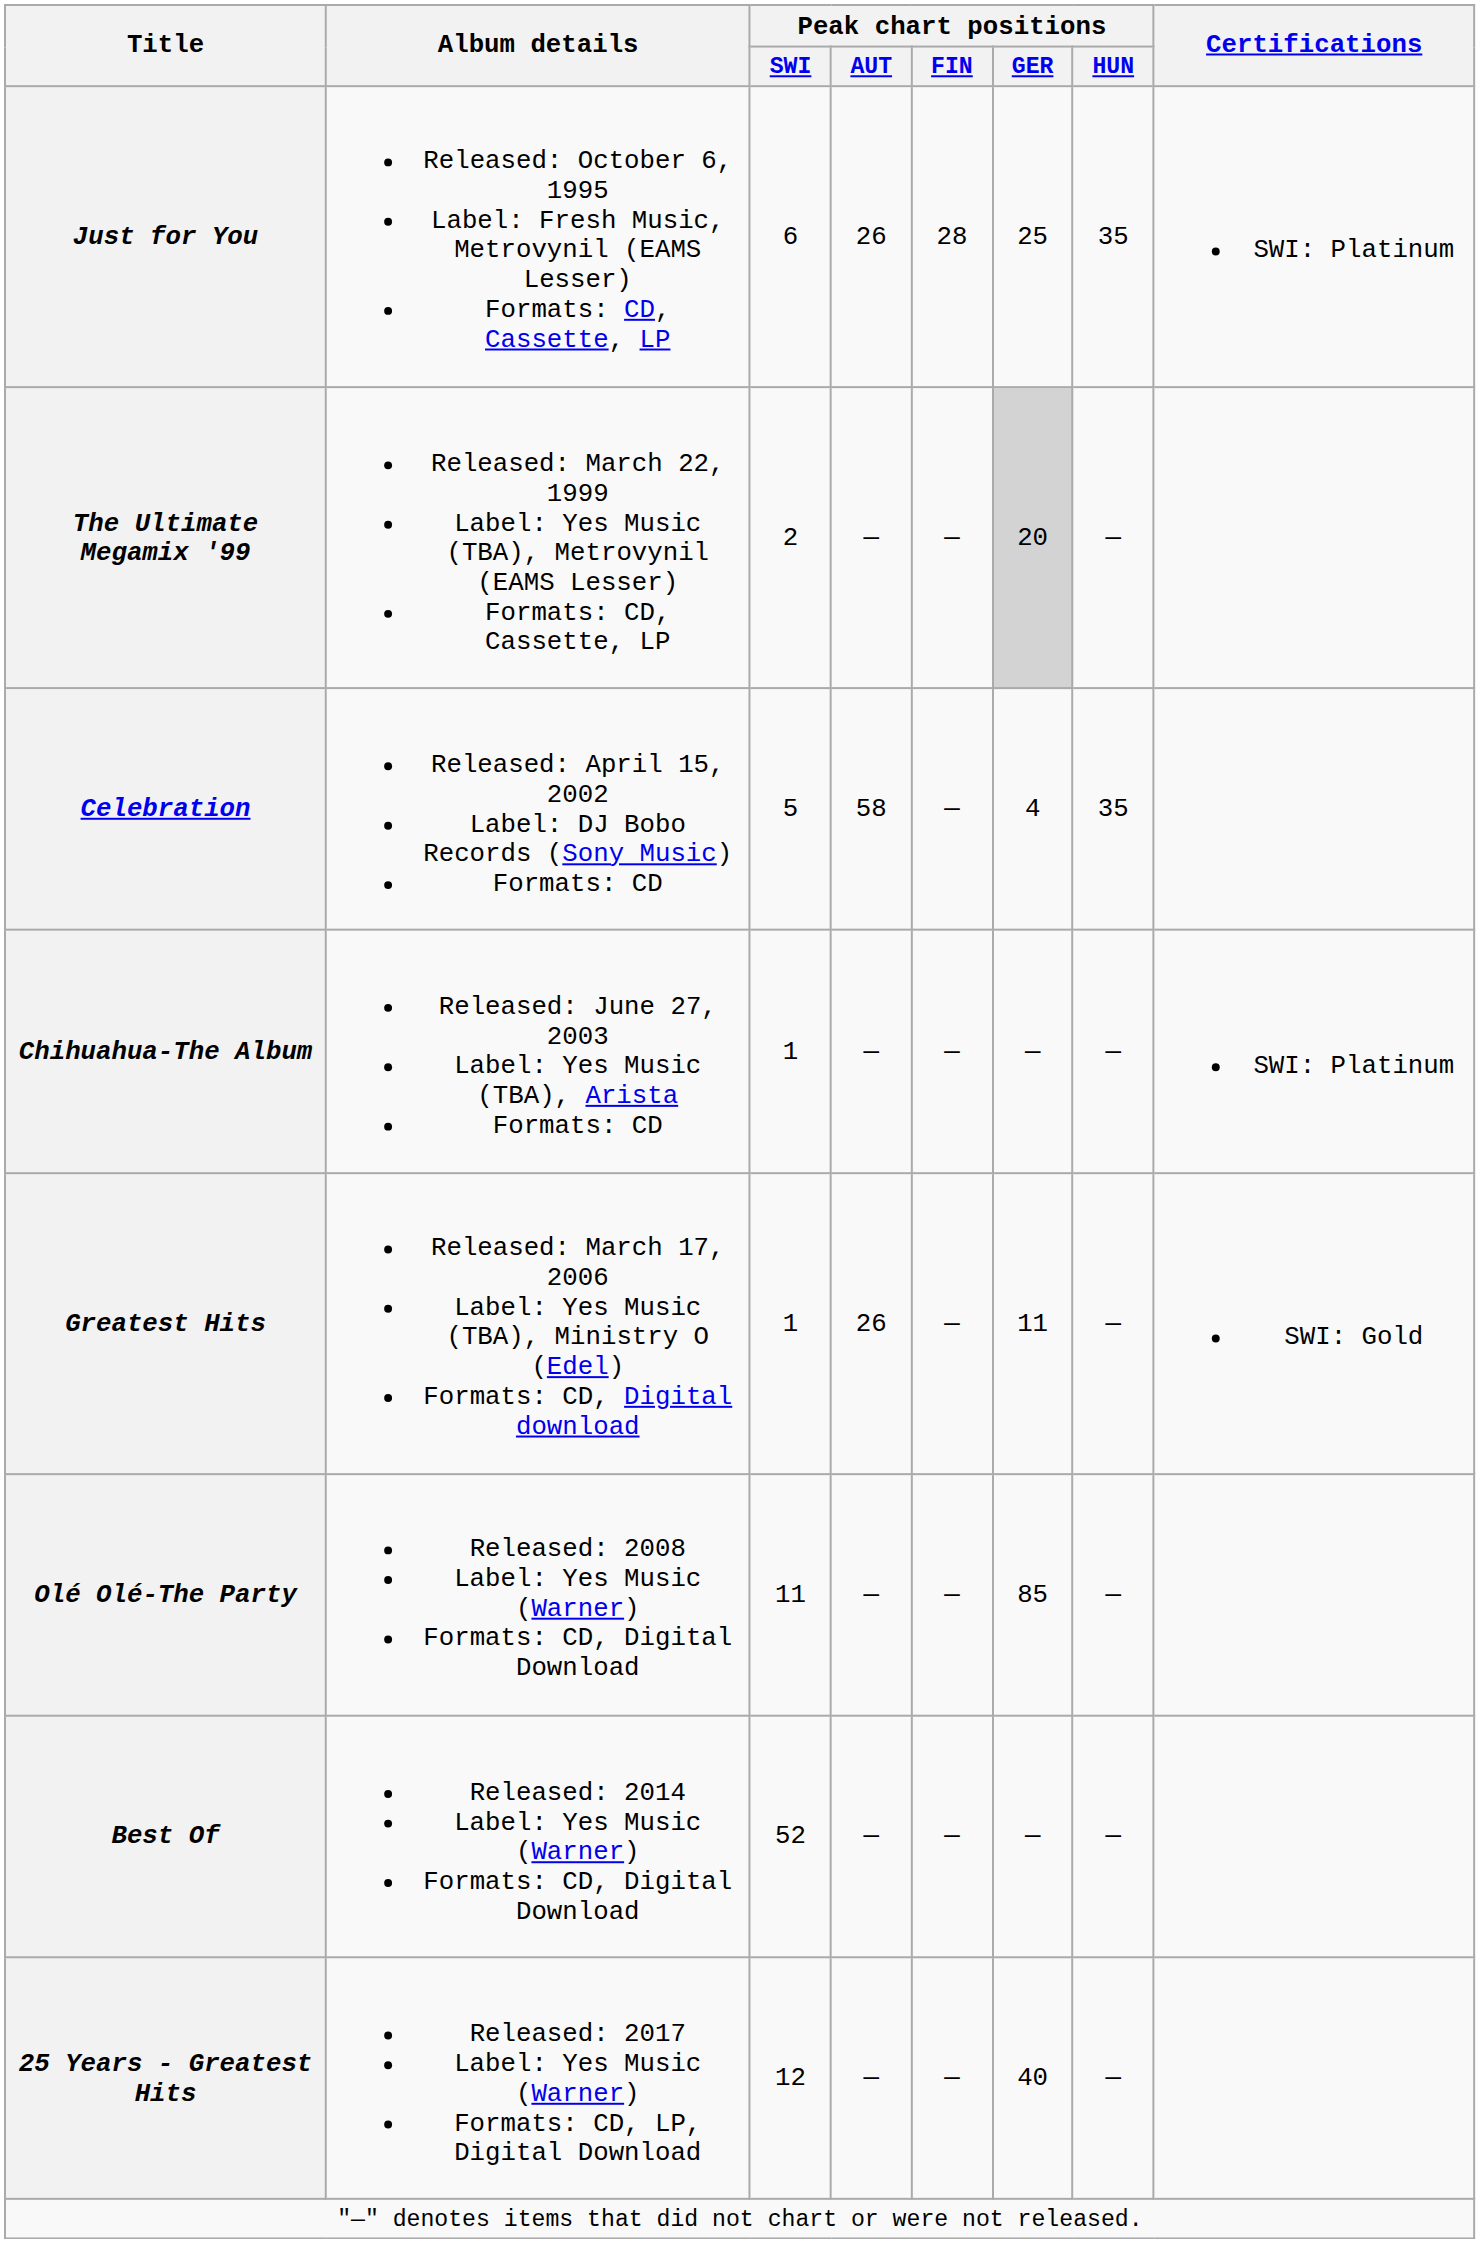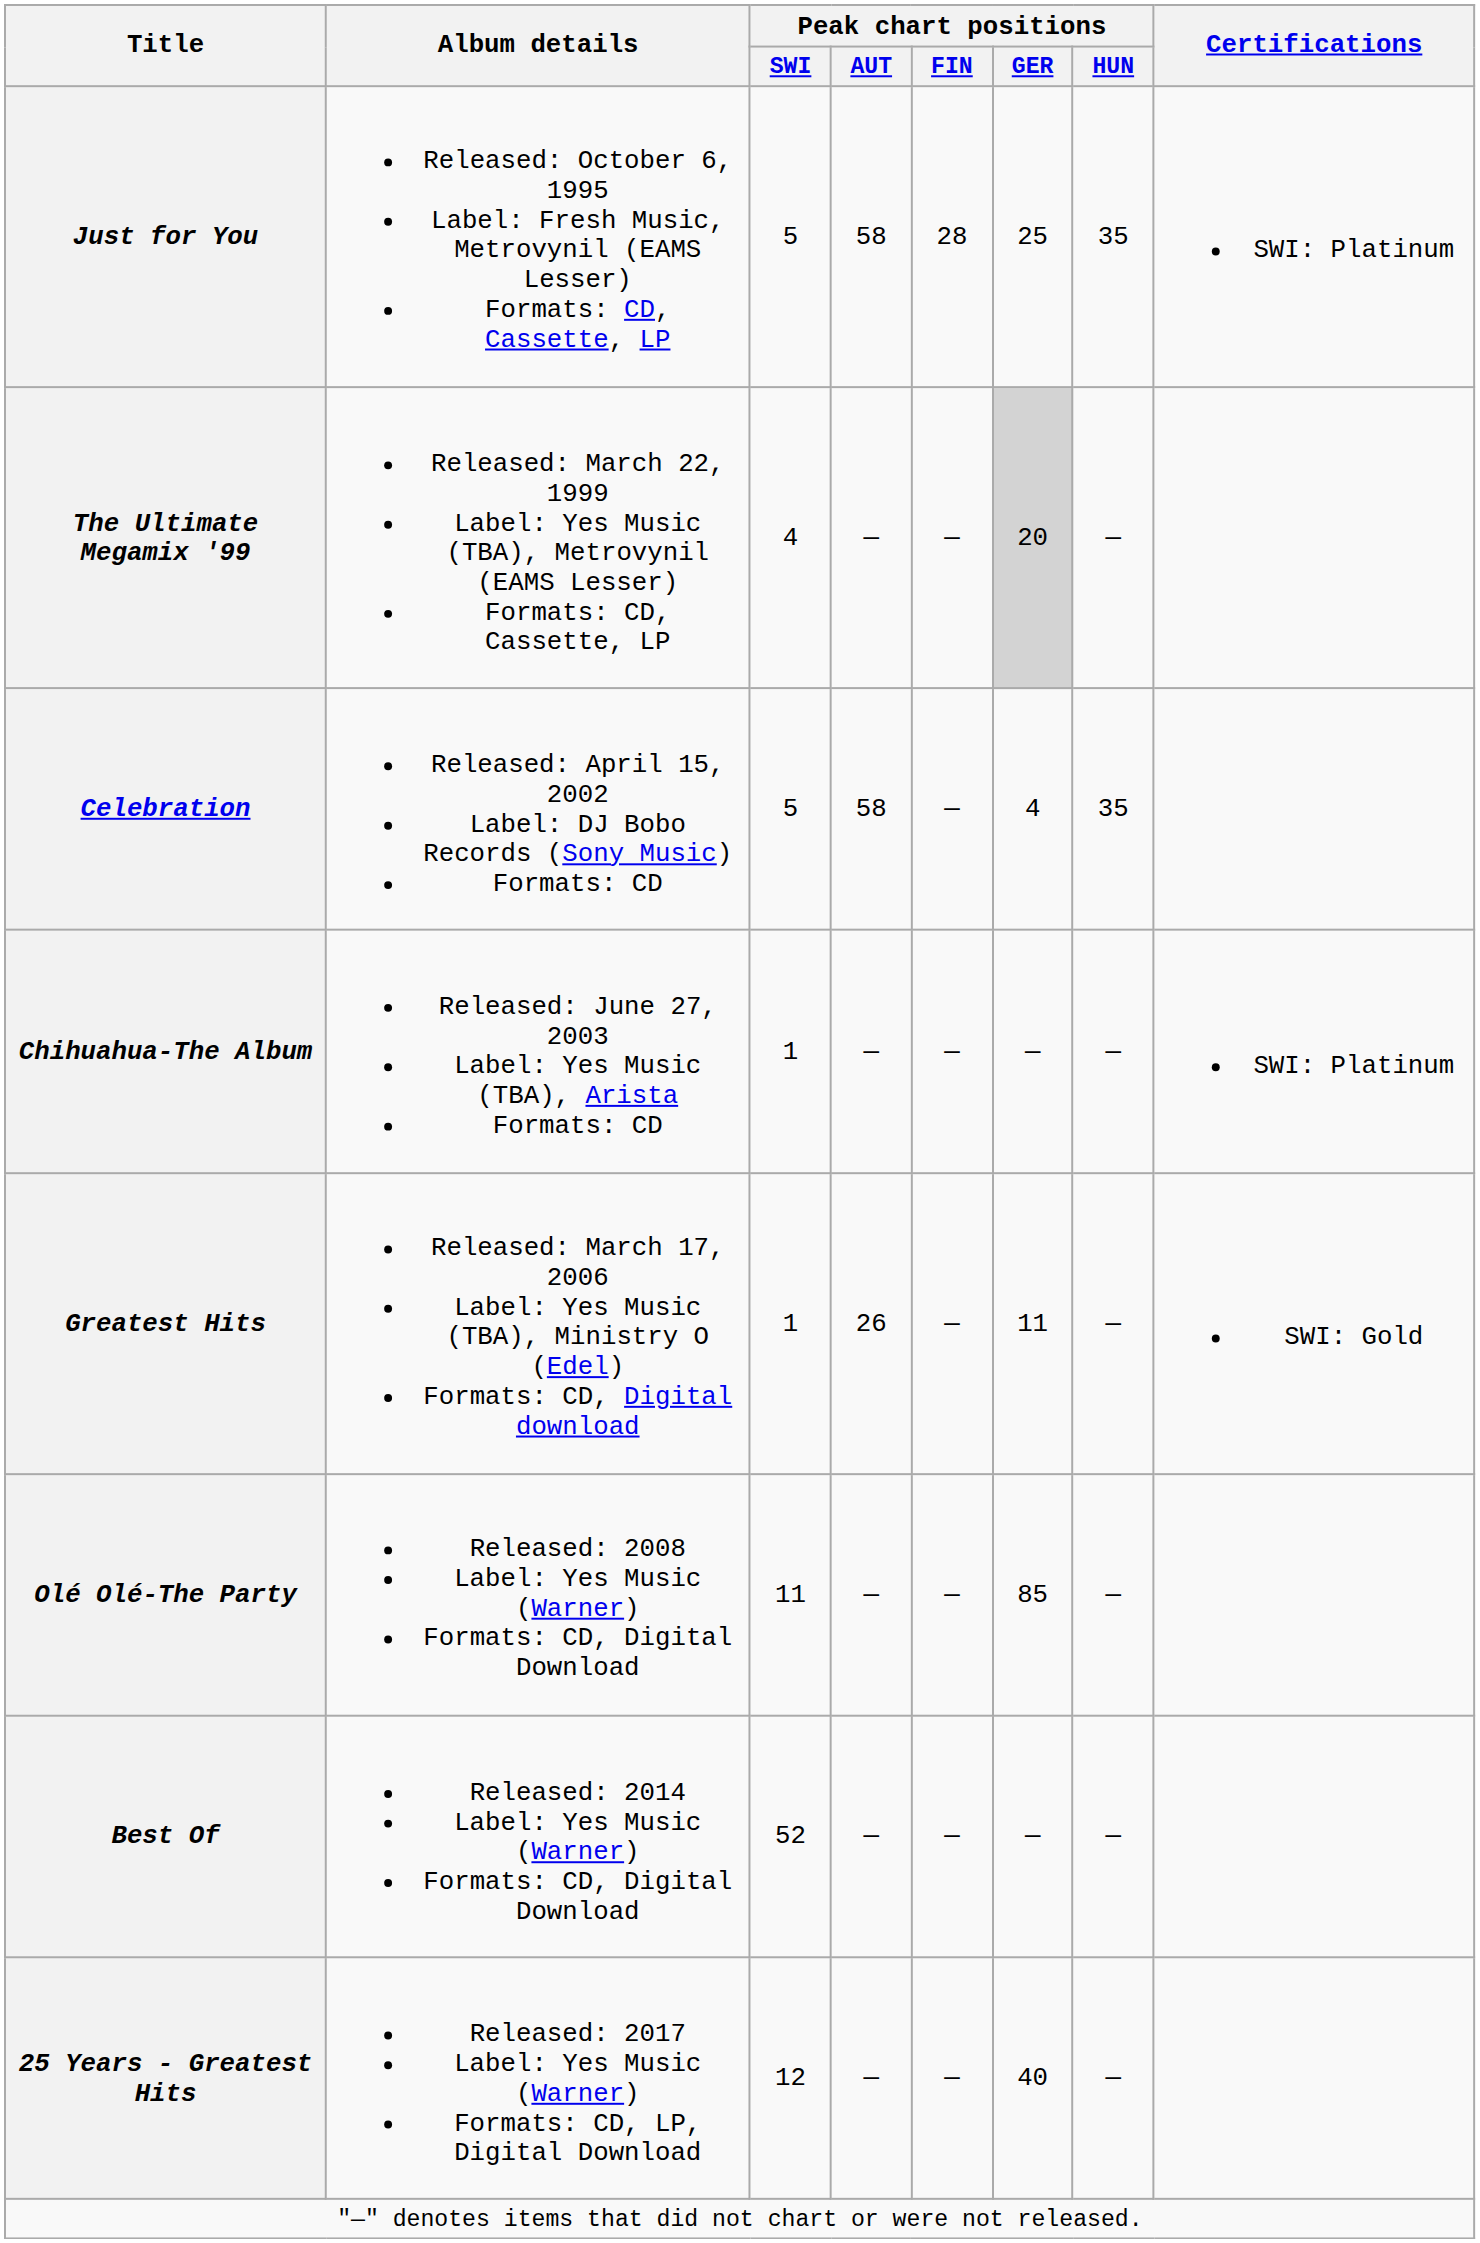(791, 237) 6 -> (791, 237) 5
(871, 237) 26 -> (871, 237) 58
(791, 538) 2 -> (791, 538) 4
